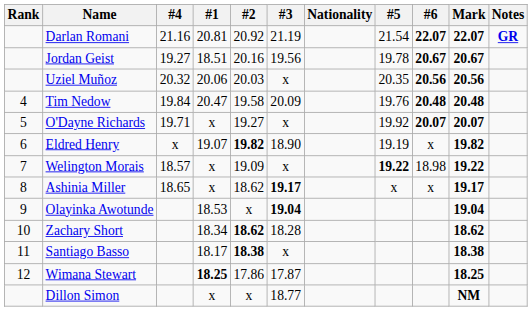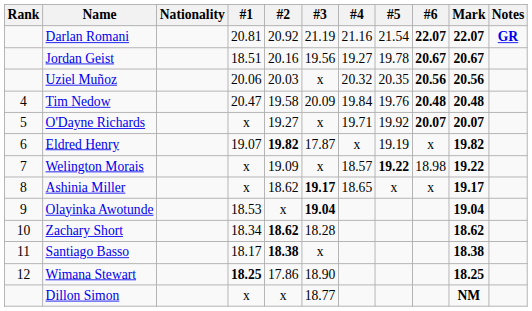columns swapped: (340, 15) <-> (175, 15)
(286, 144) 18.90 -> (320, 144) 17.87
(286, 274) 17.87 -> (320, 274) 18.90
